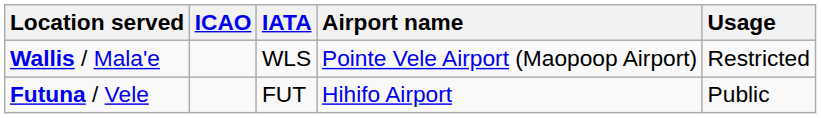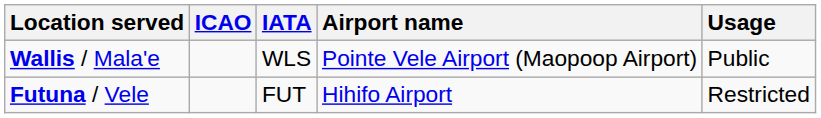(759, 58) Restricted -> (739, 58) Public
(739, 94) Public -> (759, 94) Restricted
